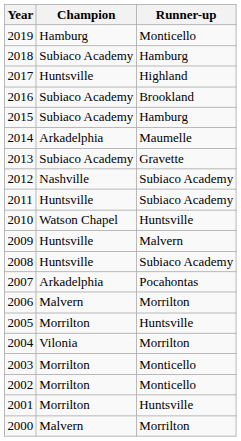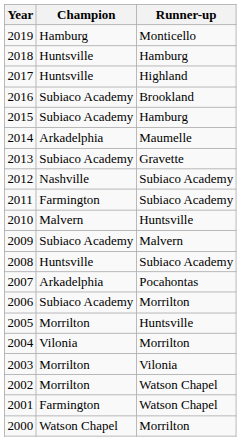(86, 55) Subiaco Academy -> (66, 55) Huntsville
(66, 199) Huntsville -> (70, 199) Farmington
(79, 220) Watson Chapel -> (61, 220) Malvern
(66, 240) Huntsville -> (86, 240) Subiaco Academy
(61, 302) Malvern -> (86, 302) Subiaco Academy
(168, 364) Monticello -> (158, 364) Vilonia
(168, 384) Monticello -> (178, 384) Watson Chapel
(64, 405) Morrilton -> (70, 405) Farmington
(166, 405) Huntsville -> (178, 405) Watson Chapel
(61, 425) Malvern -> (79, 425) Watson Chapel
